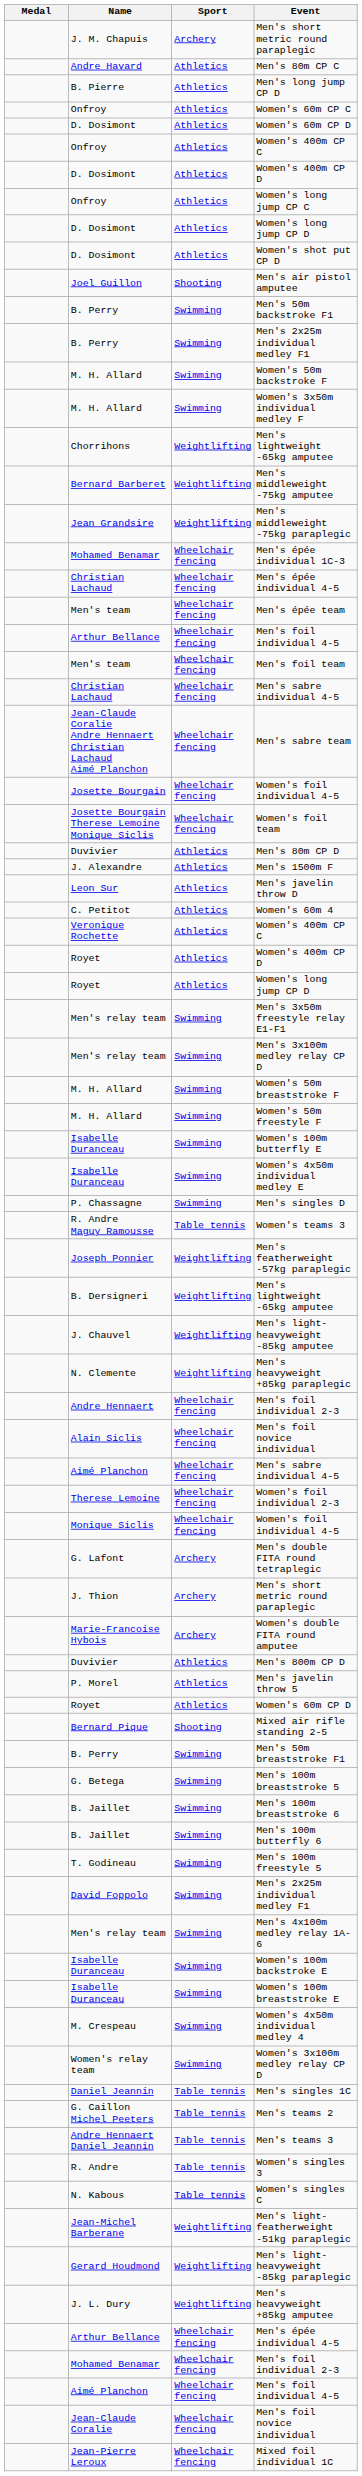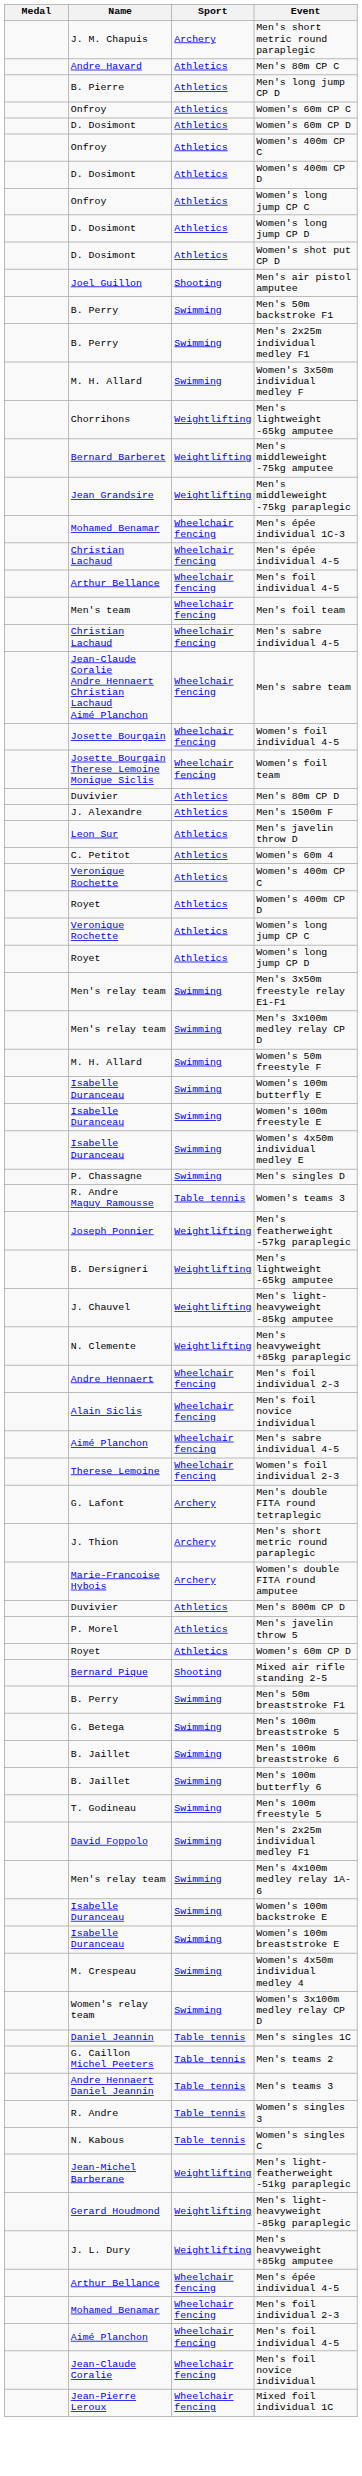- row: (106, 376)
- row: (100, 611)
+ row: (97, 932)
- row: (106, 1090)
+ row: (97, 1117)
- row: (112, 1526)
